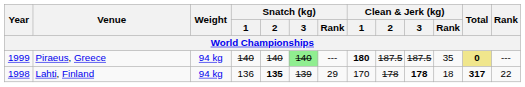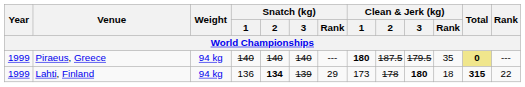(304, 58) lightgreen background -> (304, 58) no background
(419, 58) 187.5 -> (419, 58) 179.5
(19, 74) 1998 -> (19, 74) 1999
(275, 74) 135 -> (275, 74) 134
(361, 74) 170 -> (361, 74) 173
(419, 74) 178 -> (419, 74) 180
(477, 74) 317 -> (477, 74) 315
